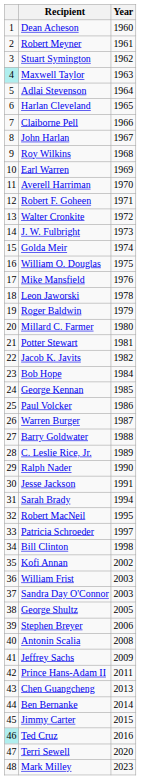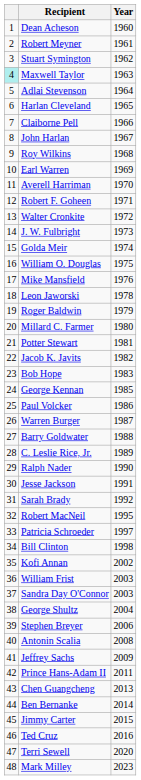(123, 374) 1984 -> (123, 374) 1983
(123, 500) 1994 -> (123, 500) 1992
(123, 610) 2005 -> (123, 610) 2004
(12, 736) paleturquoise background -> (12, 736) no background
